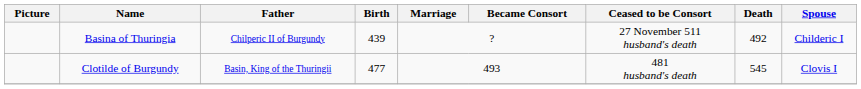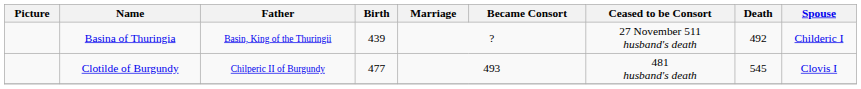(278, 38) Chilperic II of Burgundy -> (278, 38) Basin, King of the Thuringii
(278, 69) Basin, King of the Thuringii -> (278, 69) Chilperic II of Burgundy
